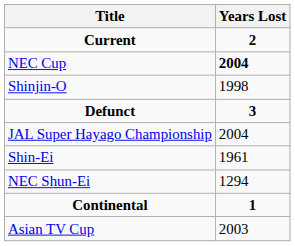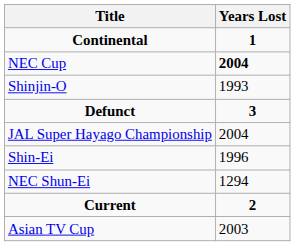rows swapped: (110, 39) <-> (110, 205)
(234, 87) 1998 -> (234, 87) 1993
(234, 157) 1961 -> (234, 157) 1996
